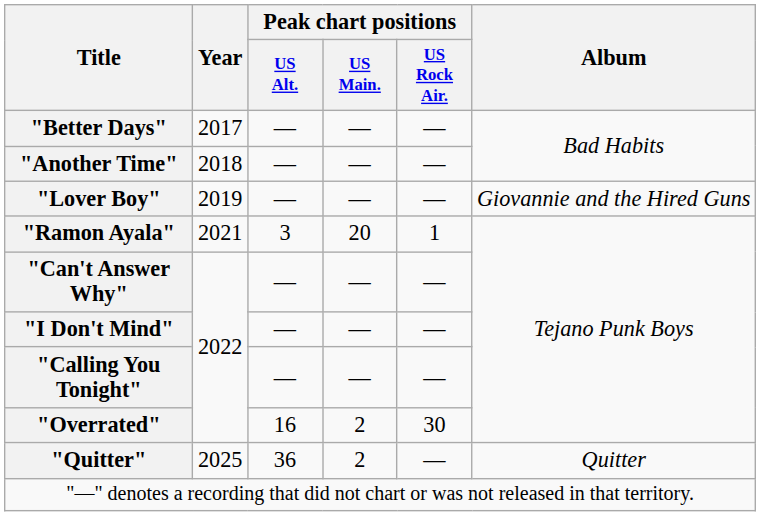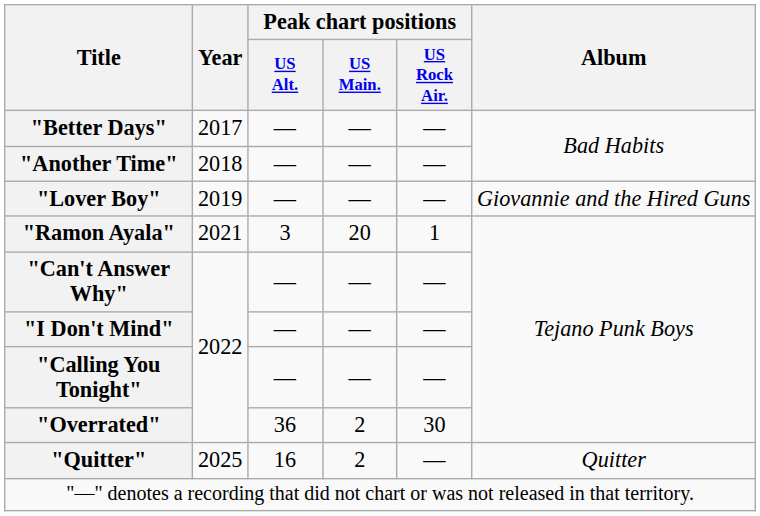(285, 424) 16 -> (285, 424) 36
(285, 460) 36 -> (285, 460) 16
